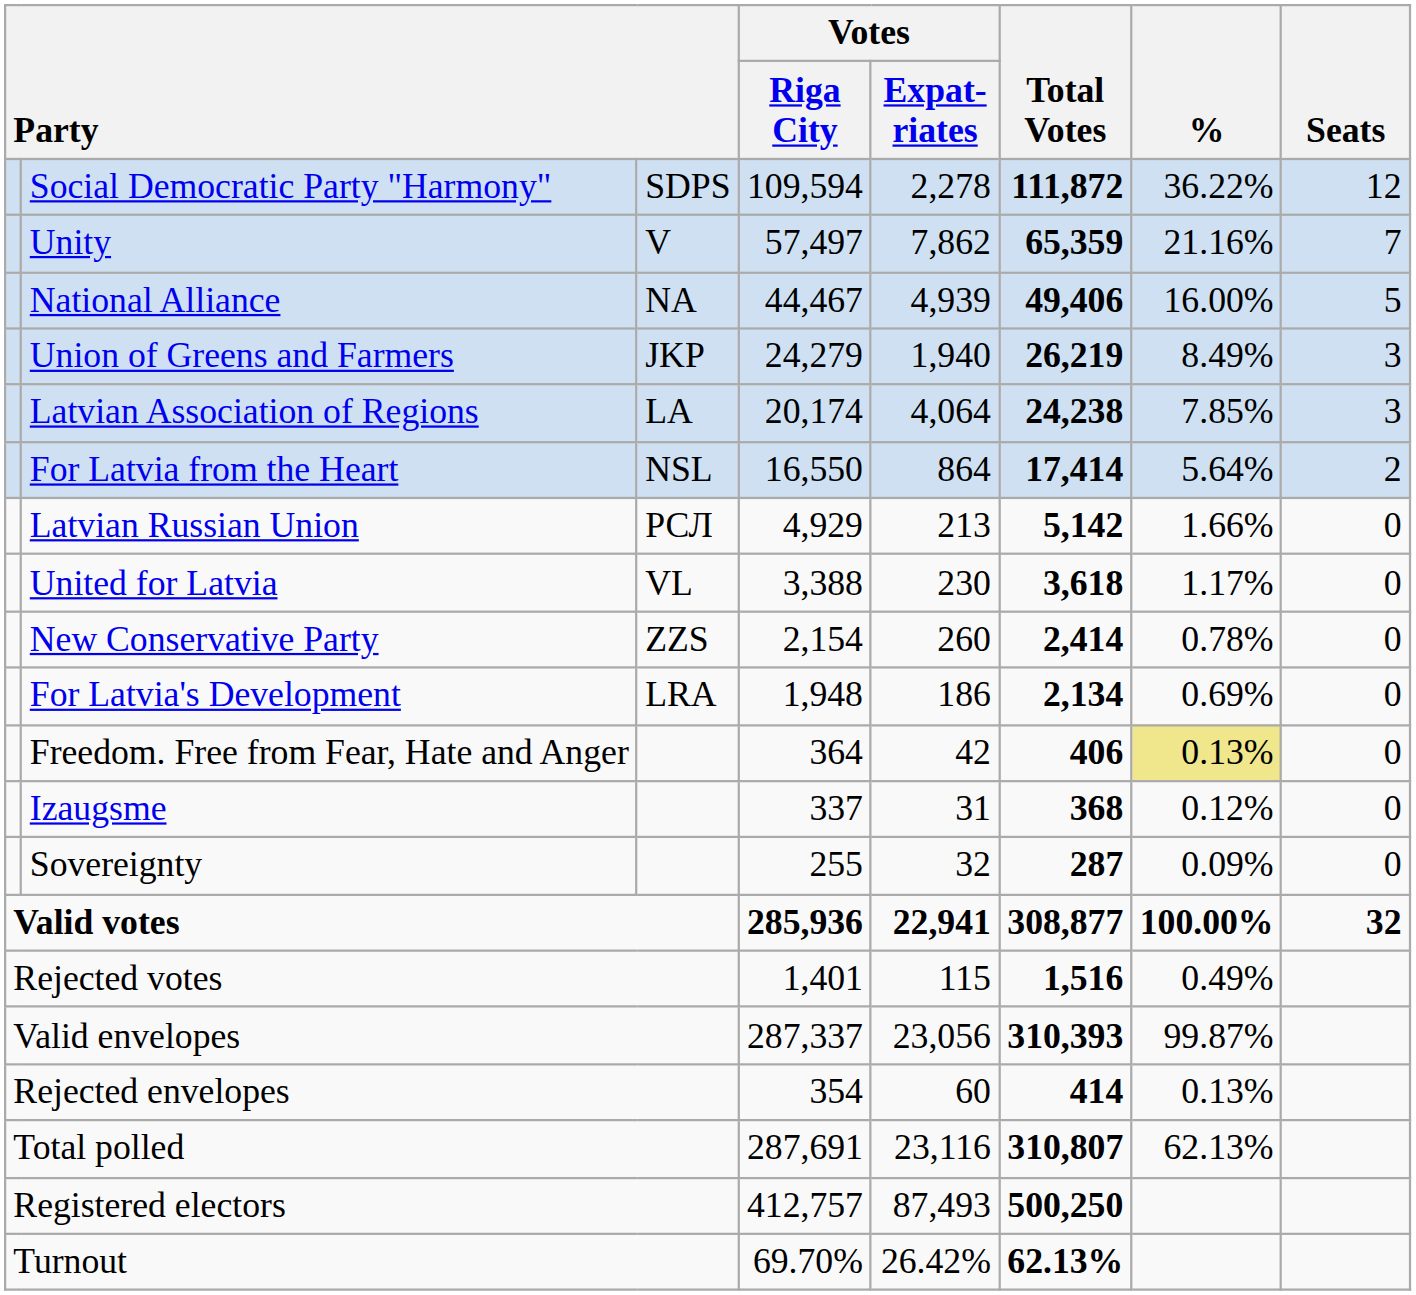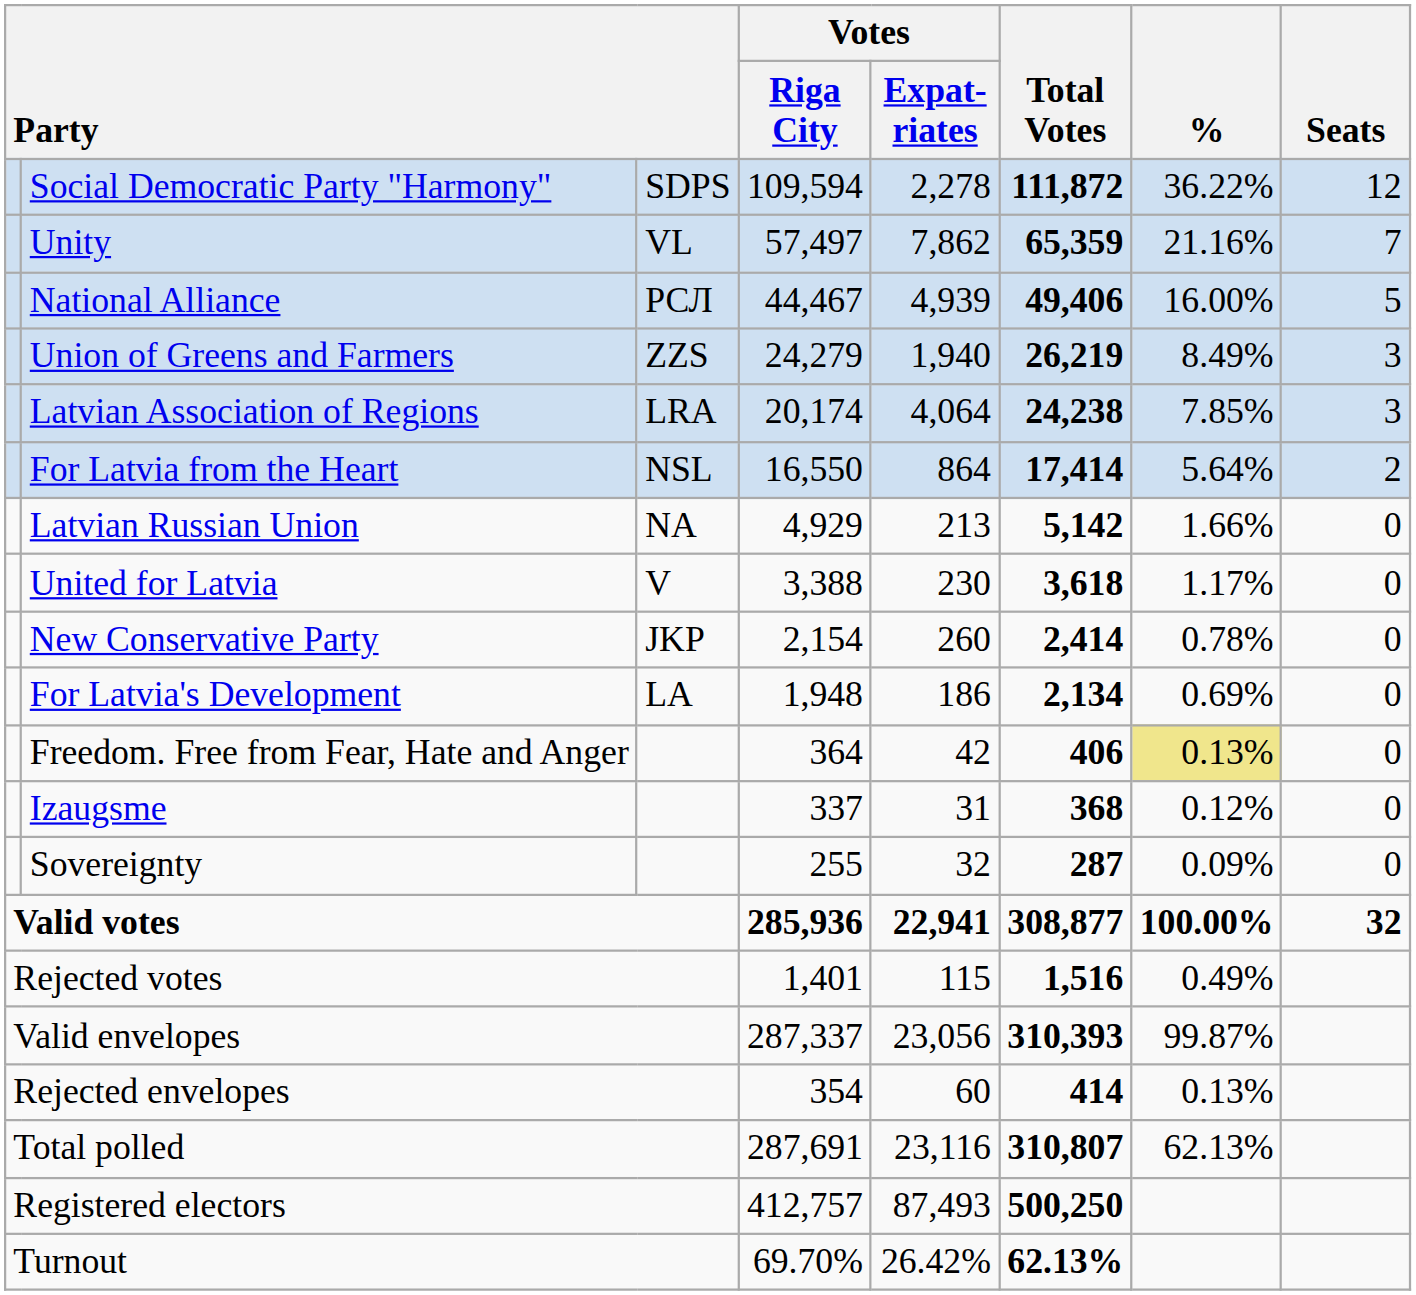(658, 242) V -> (669, 242) VL
(671, 299) NA -> (679, 299) РСЛ
(675, 355) JKP -> (677, 355) ZZS
(669, 412) LA -> (681, 412) LRA
(679, 525) РСЛ -> (671, 525) NA
(669, 582) VL -> (658, 582) V
(677, 638) ZZS -> (675, 638) JKP
(681, 695) LRA -> (669, 695) LA
